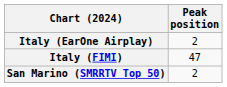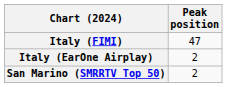rows swapped: (86, 57) <-> (86, 41)
